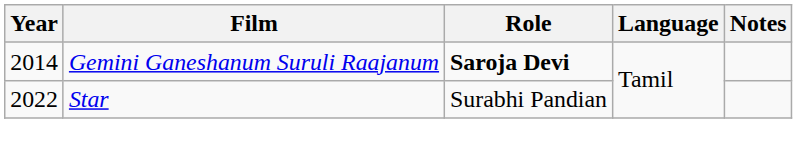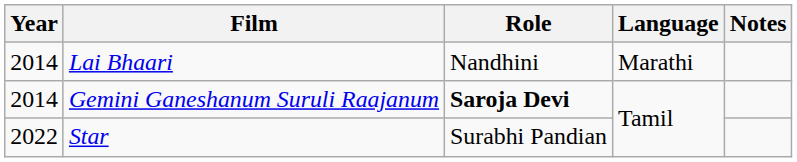+ row: (121, 61)
